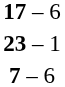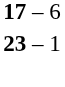- row: (32, 75)
